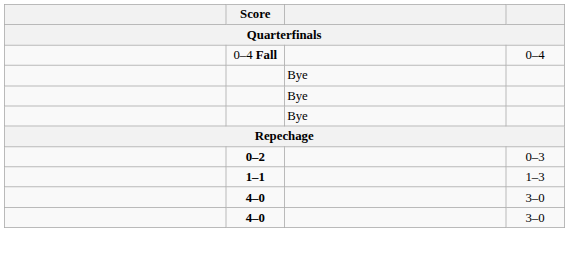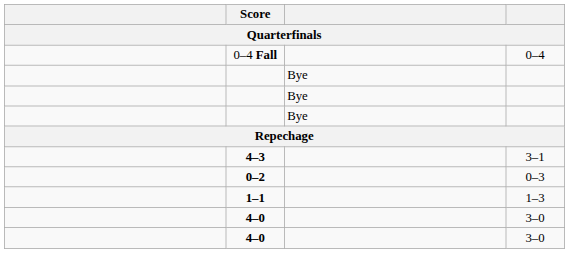+ row: (255, 156)
